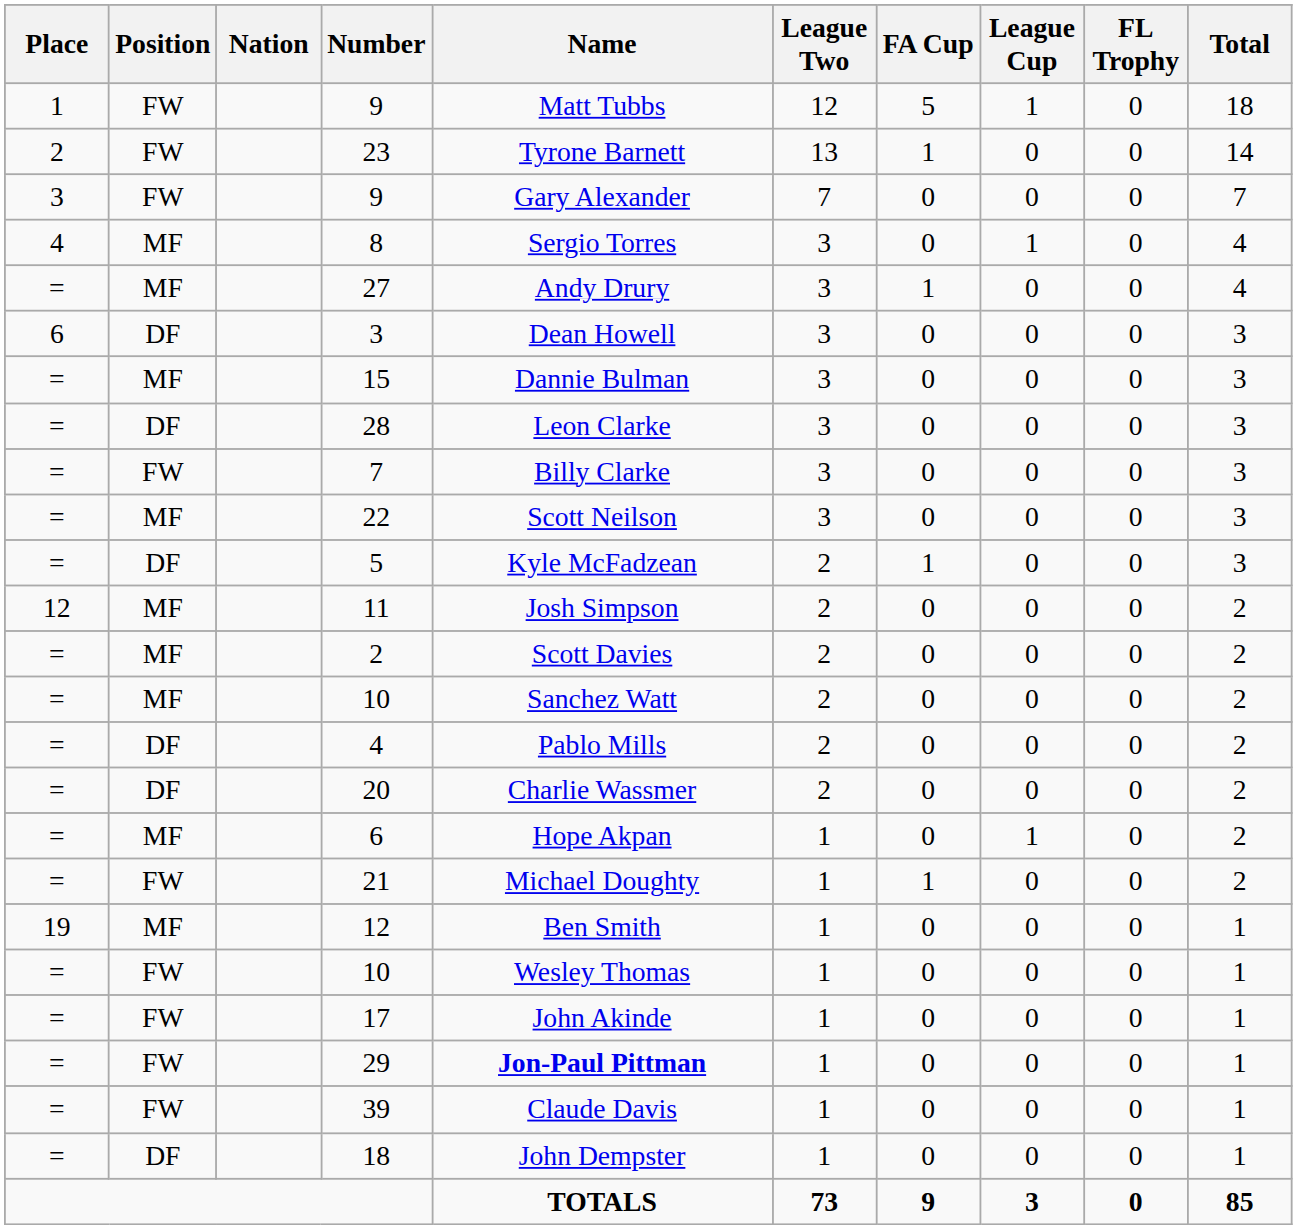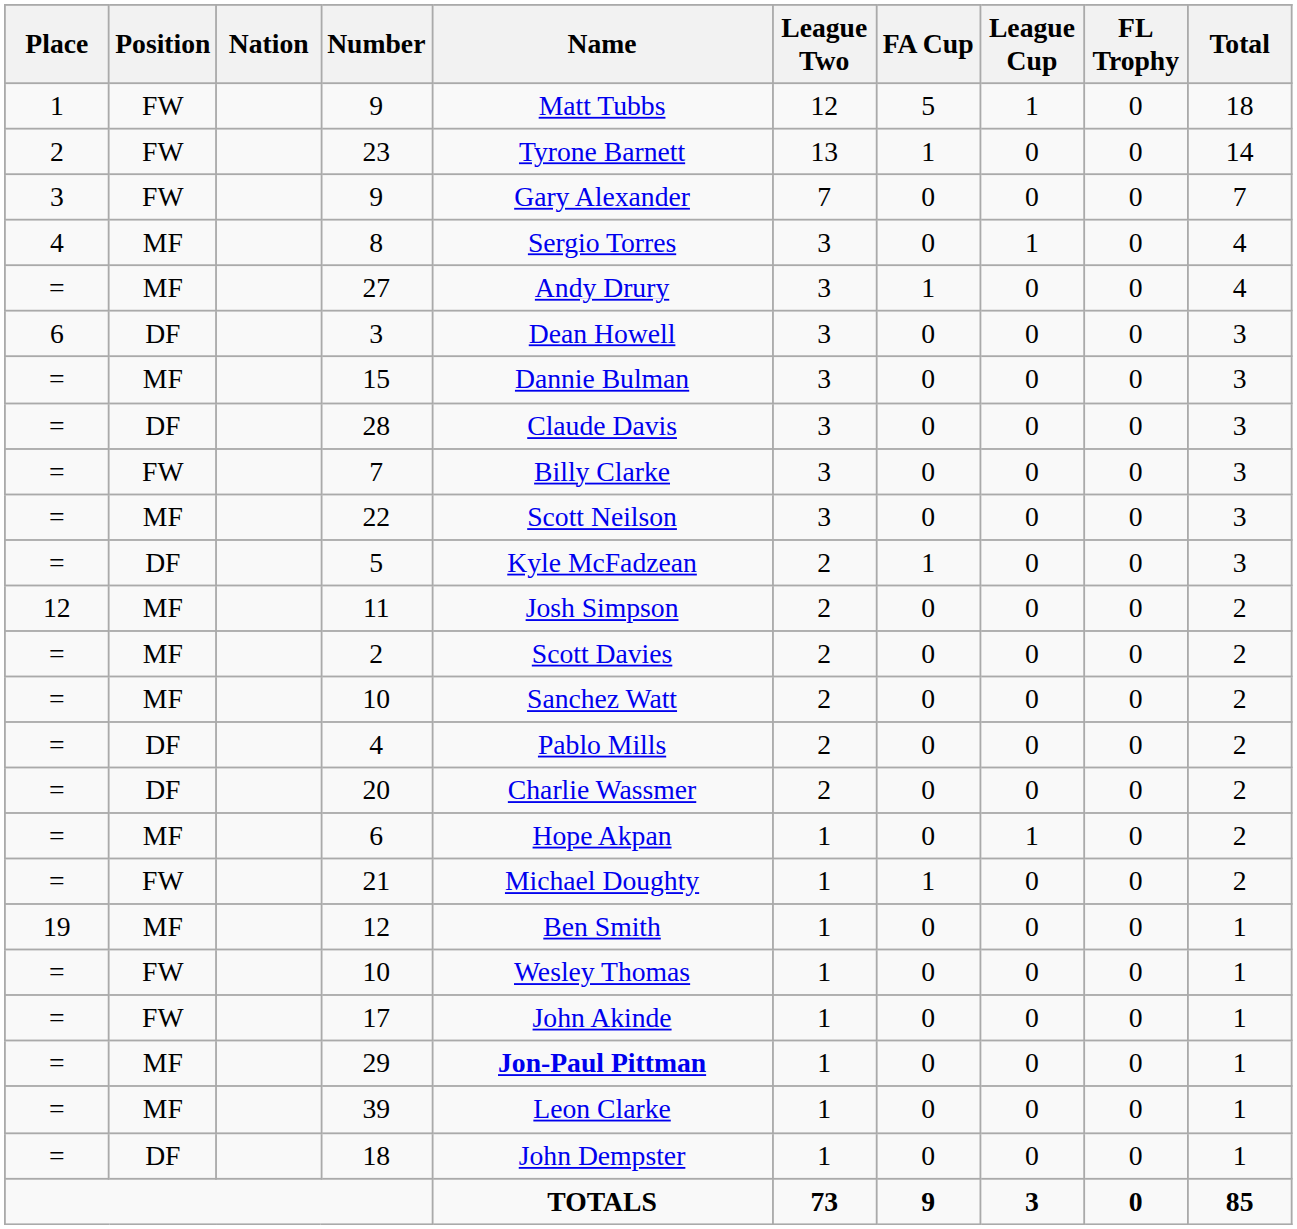(602, 425) Leon Clarke -> (602, 425) Claude Davis
(163, 1063) FW -> (163, 1063) MF
(163, 1109) FW -> (163, 1109) MF
(602, 1109) Claude Davis -> (602, 1109) Leon Clarke
